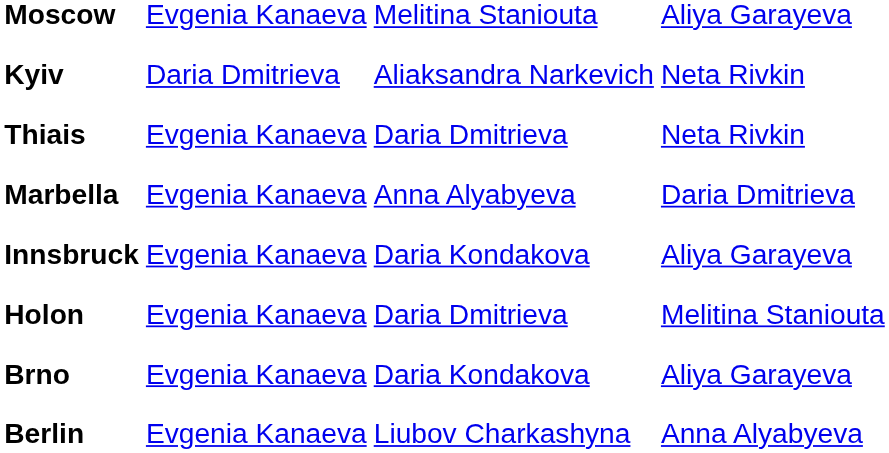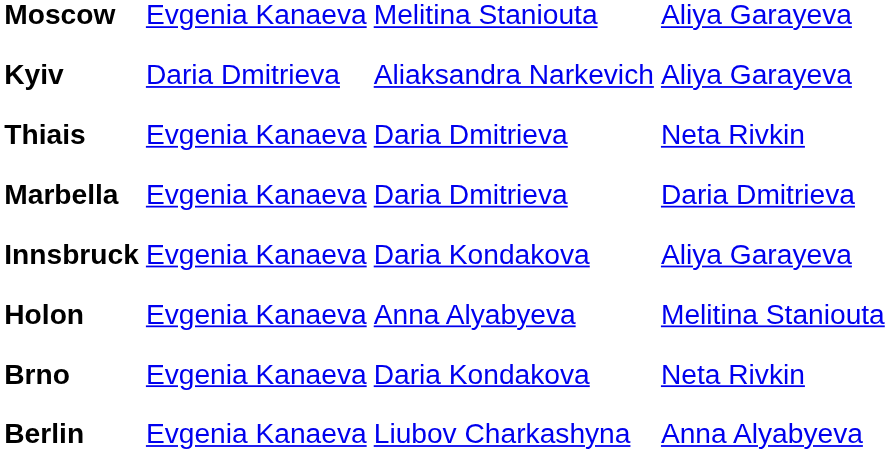(733, 75) Neta Rivkin -> (756, 75) Aliya Garayeva
(475, 194) Anna Alyabyeva -> (471, 194) Daria Dmitrieva
(471, 314) Daria Dmitrieva -> (475, 314) Anna Alyabyeva
(756, 374) Aliya Garayeva -> (733, 374) Neta Rivkin
